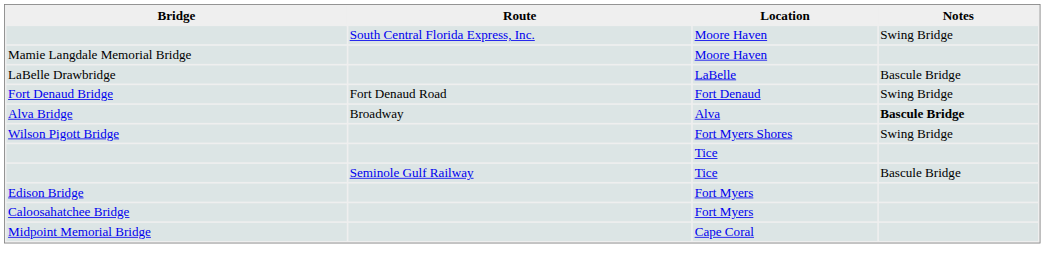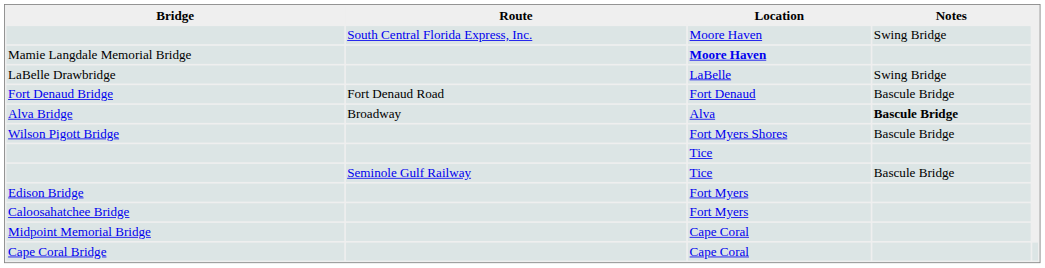(731, 54) normal -> (728, 54) bold
(920, 74) Bascule Bridge -> (910, 74) Swing Bridge
(916, 94) Swing Bridge -> (914, 94) Bascule Bridge
(916, 133) Swing Bridge -> (914, 133) Bascule Bridge
+ row: (57, 251)
